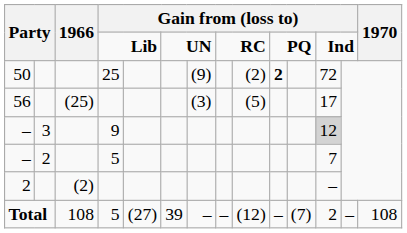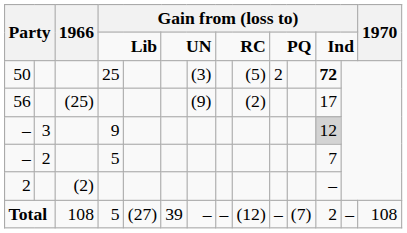(201, 74) (9) -> (201, 74) (3)
(256, 74) (2) -> (256, 74) (5)
(278, 74) bold -> (278, 74) normal
(328, 74) normal -> (328, 74) bold
(201, 102) (3) -> (201, 102) (9)
(256, 102) (5) -> (256, 102) (2)
